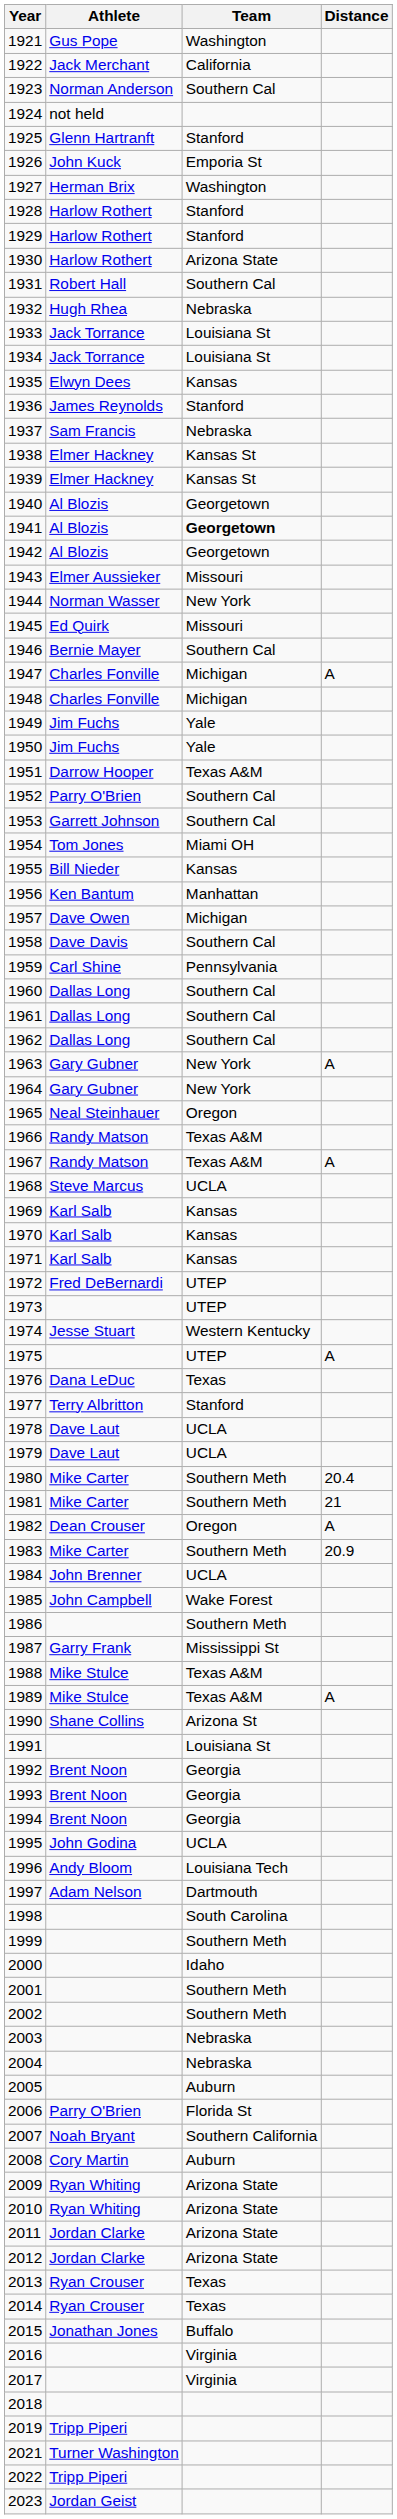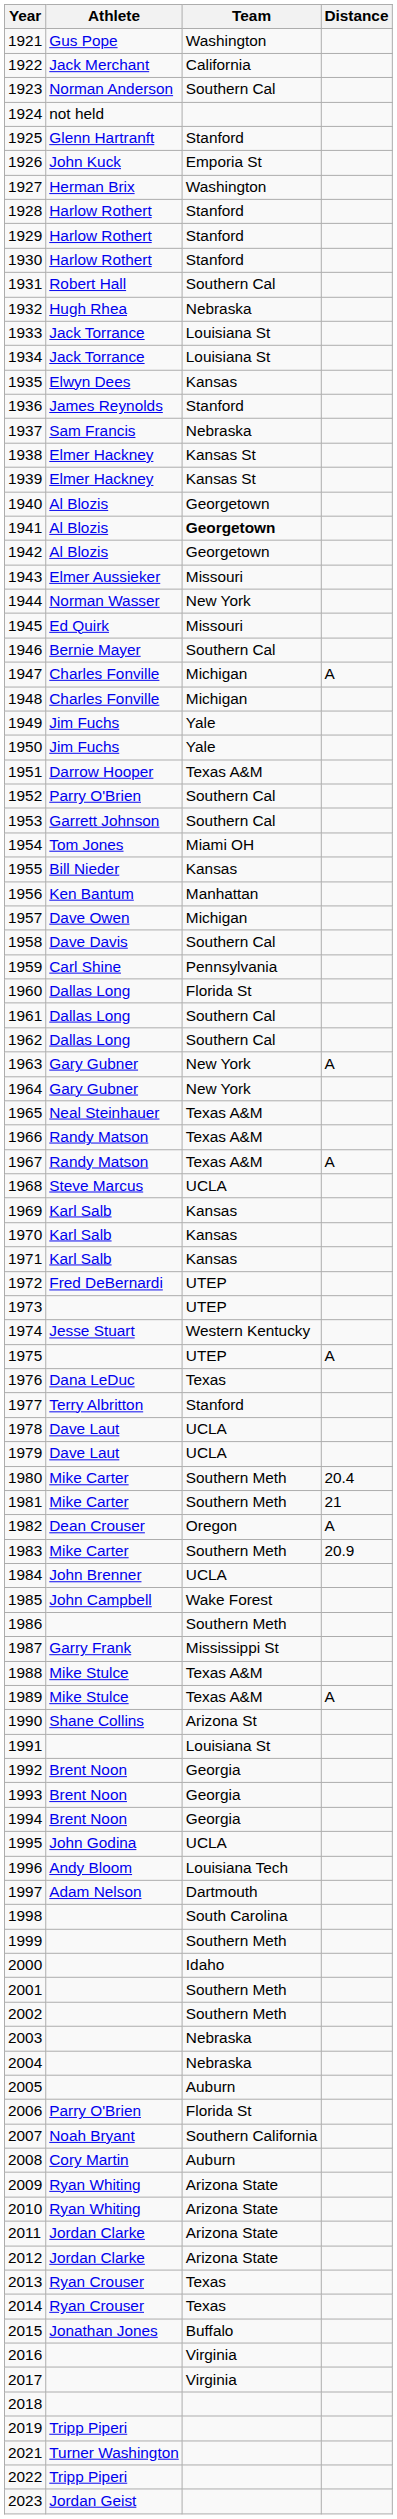(232, 260) Arizona State -> (215, 260) Stanford
(231, 991) Southern Cal -> (219, 991) Florida St
(211, 1112) Oregon -> (224, 1112) Texas A&M
